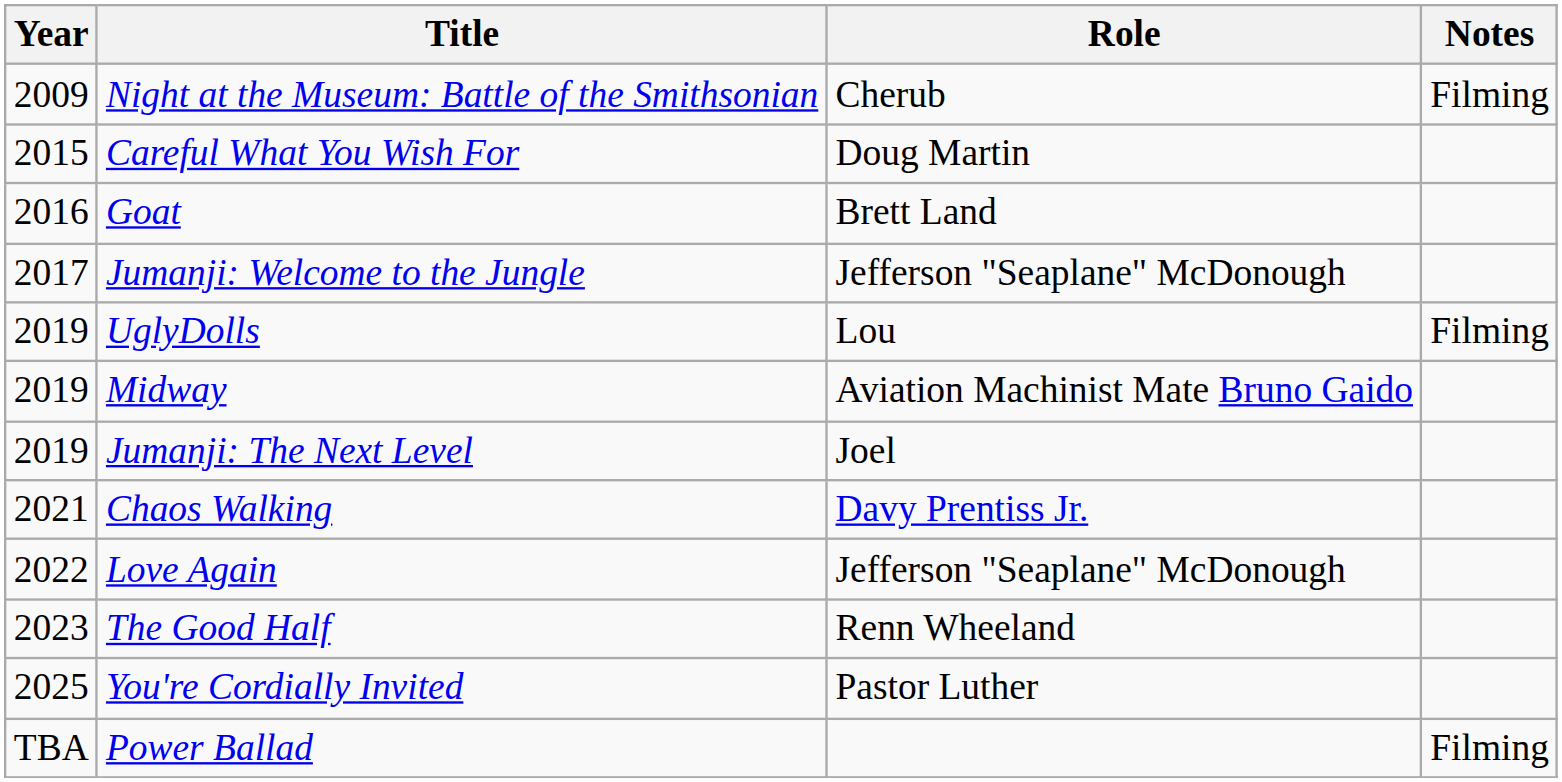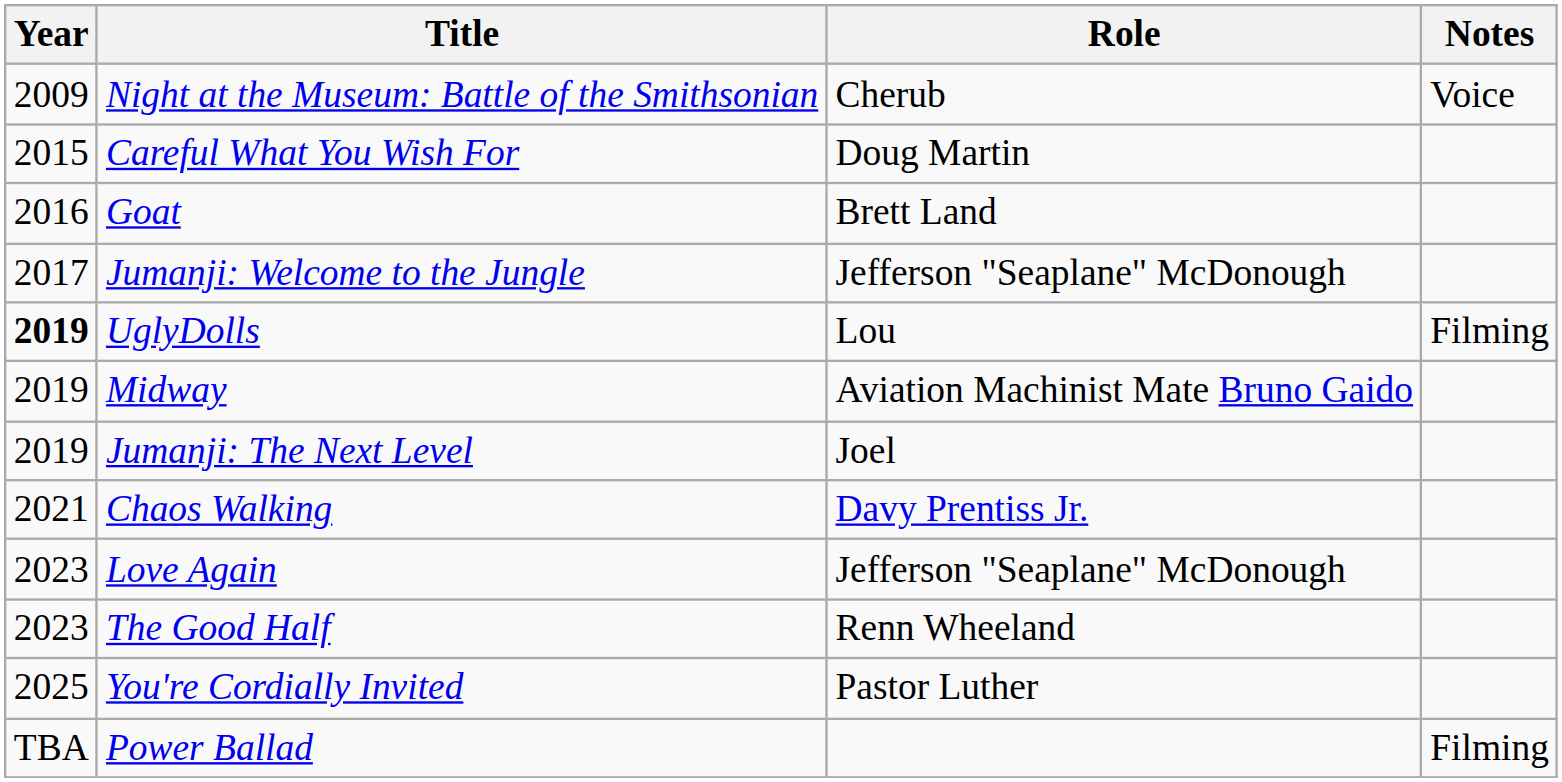(1490, 93) Filming -> (1473, 93) Voice
(51, 331) normal -> (51, 331) bold
(51, 568) 2022 -> (51, 568) 2023
